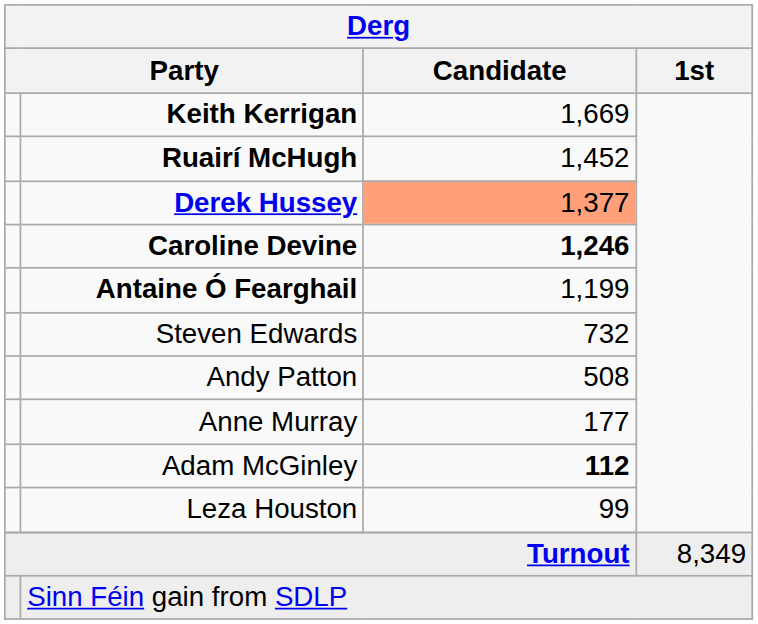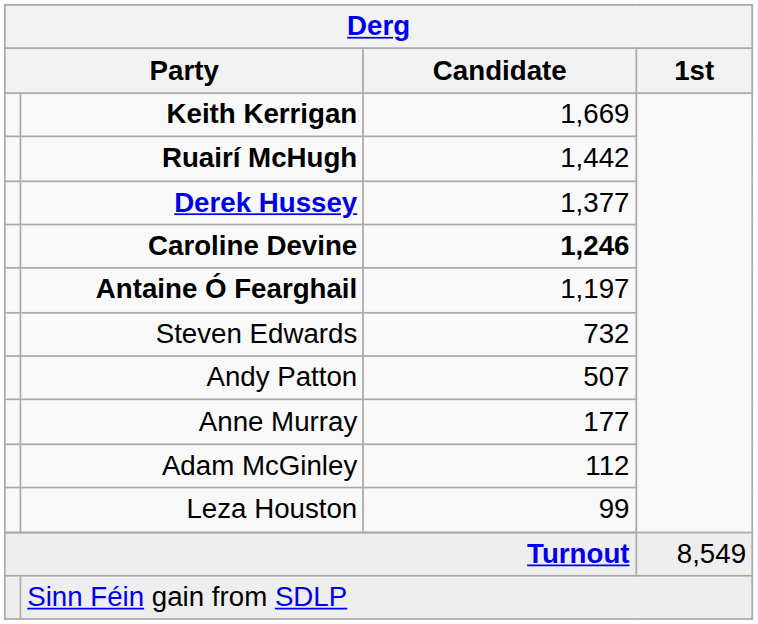(595, 158) 1,452 -> (595, 158) 1,442
(595, 202) lightsalmon background -> (595, 202) no background
(595, 289) 1,199 -> (595, 289) 1,197
(606, 377) 508 -> (606, 377) 507
(607, 465) bold -> (607, 465) normal
(711, 553) 8,349 -> (711, 553) 8,549
